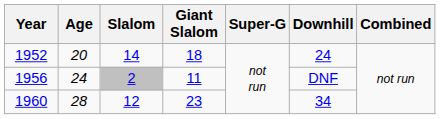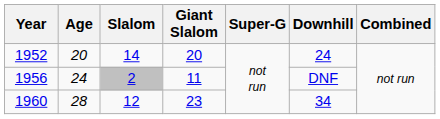(194, 55) 18 -> (194, 55) 20
